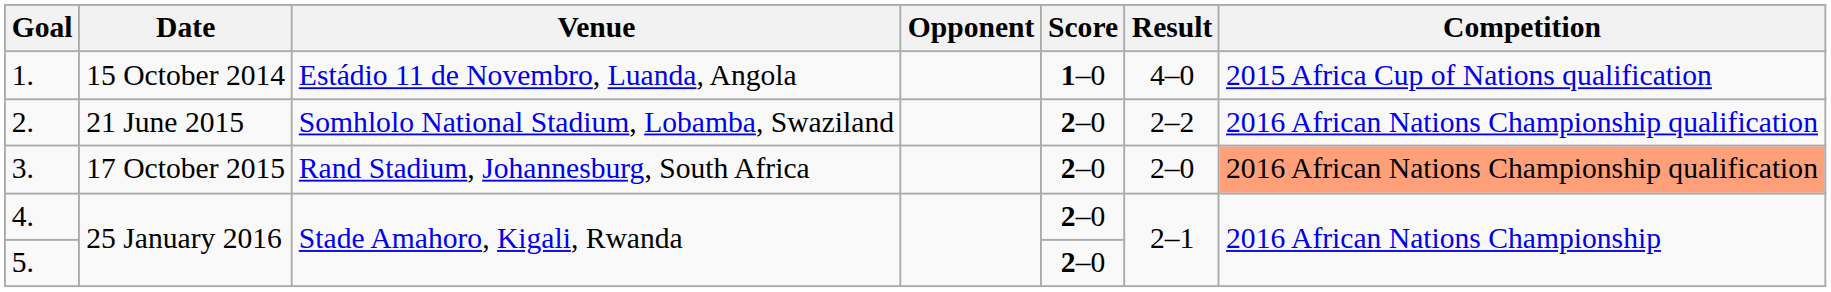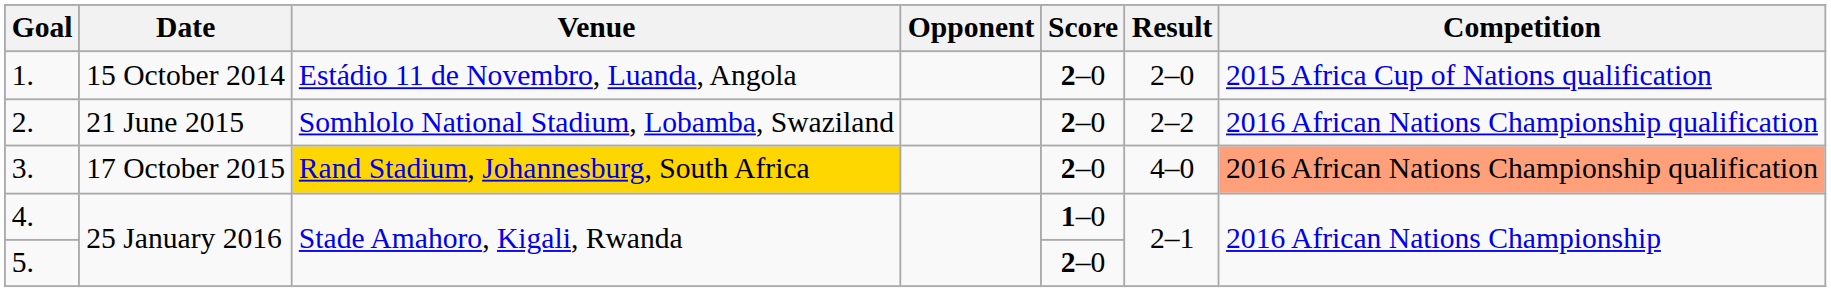(1083, 74) 1–0 -> (1083, 74) 2–0
(1172, 74) 4–0 -> (1172, 74) 2–0
(554, 168) no background -> (554, 168) gold background
(1172, 168) 2–0 -> (1172, 168) 4–0
(1083, 215) 2–0 -> (1083, 215) 1–0
